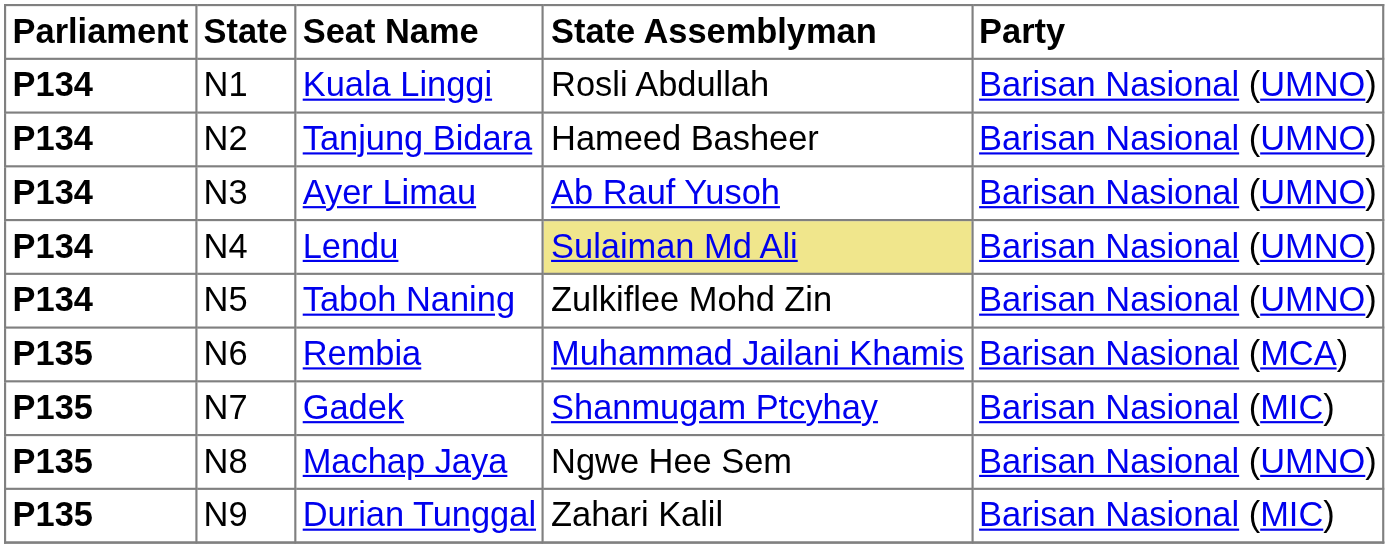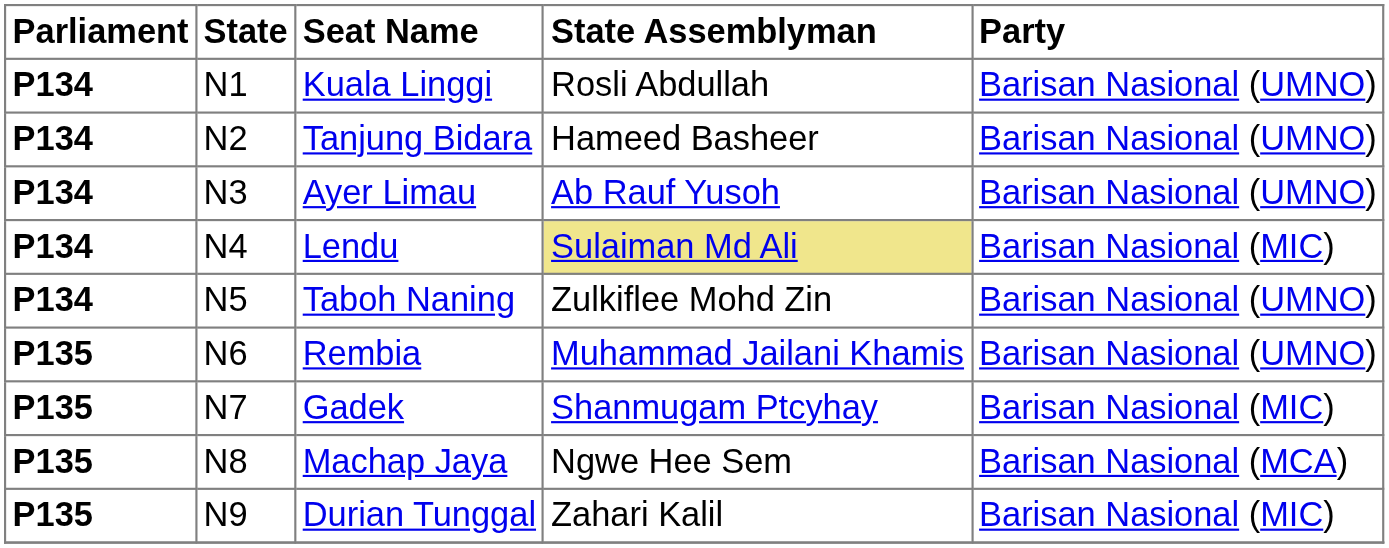(1178, 246) Barisan Nasional (UMNO) -> (1157, 246) Barisan Nasional (MIC)
(1164, 353) Barisan Nasional (MCA) -> (1178, 353) Barisan Nasional (UMNO)
(1178, 461) Barisan Nasional (UMNO) -> (1164, 461) Barisan Nasional (MCA)
